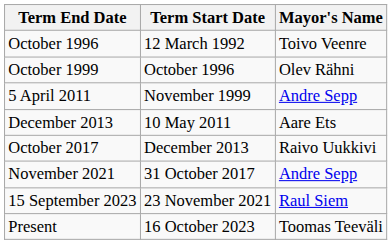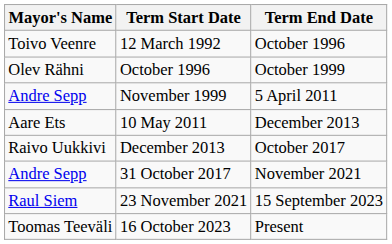columns swapped: (331, 17) <-> (72, 17)
